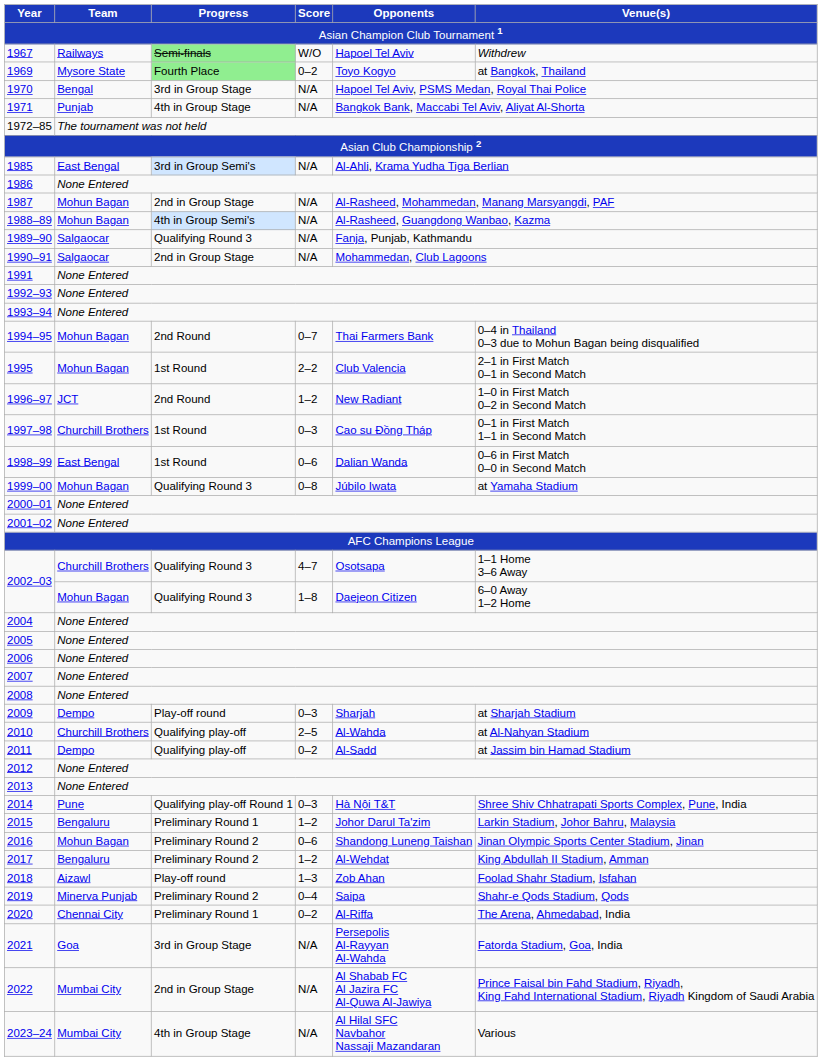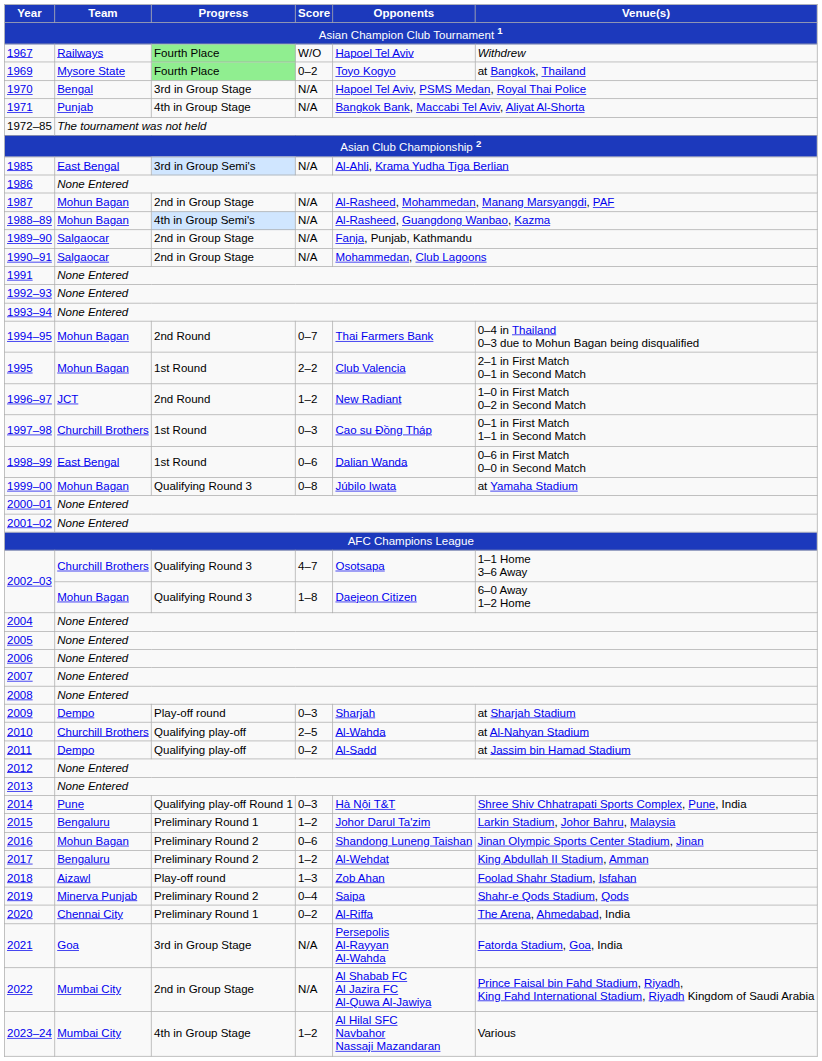(183, 53) Semi-finals -> (187, 53) Fourth Place
(203, 239) Qualifying Round 3 -> (204, 239) 2nd in Group Stage
(308, 1034) N/A -> (308, 1034) 1–2
